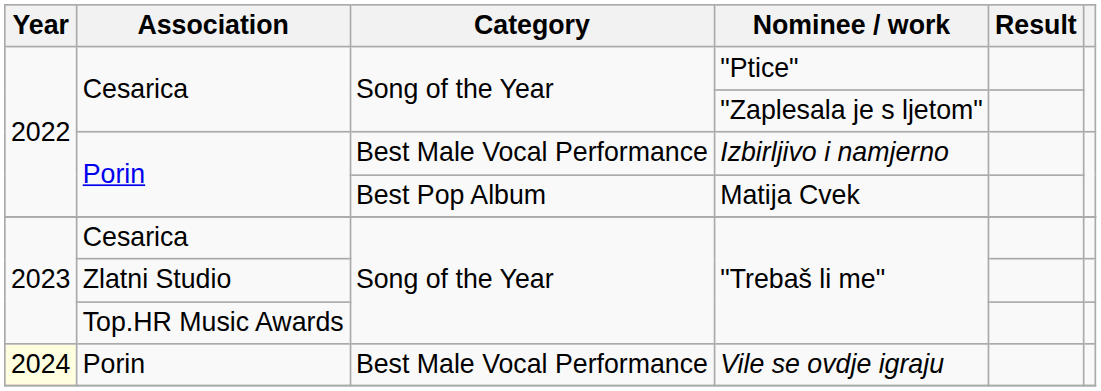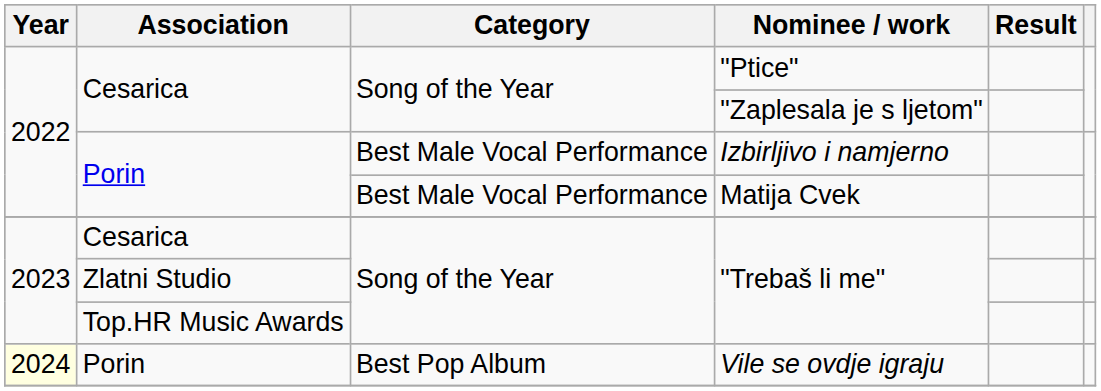(451, 195) Best Pop Album -> (532, 195) Best Male Vocal Performance
(532, 364) Best Male Vocal Performance -> (451, 364) Best Pop Album
